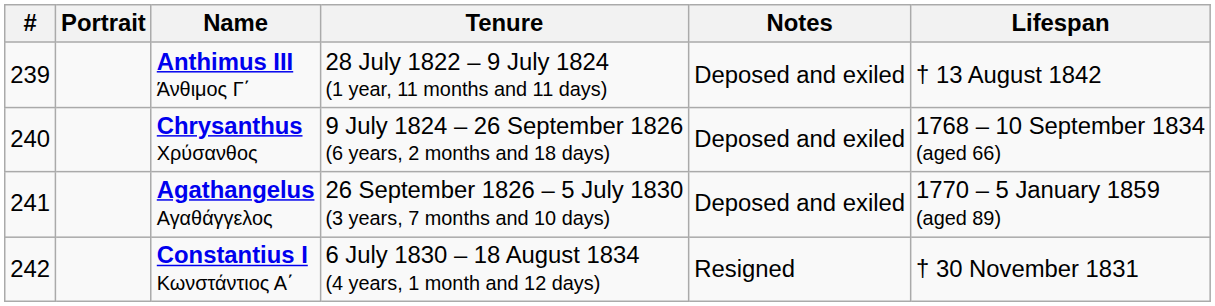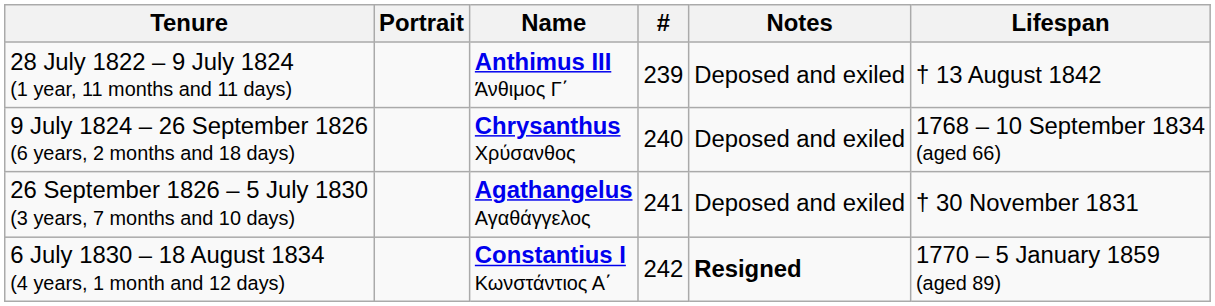columns swapped: (30, 23) <-> (504, 23)
(1038, 203) 1770 – 5 January 1859 (aged 89) -> (1027, 203) † 30 November 1831
(745, 268) normal -> (748, 268) bold
(1027, 268) † 30 November 1831 -> (1038, 268) 1770 – 5 January 1859 (aged 89)
